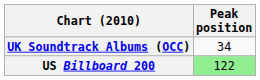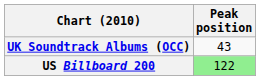(224, 47) 34 -> (224, 47) 43
